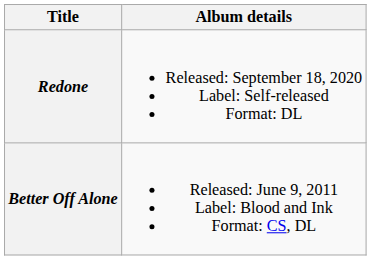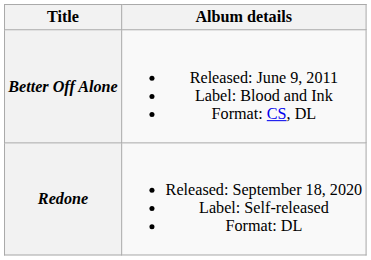rows swapped: (63, 198) <-> (63, 86)
